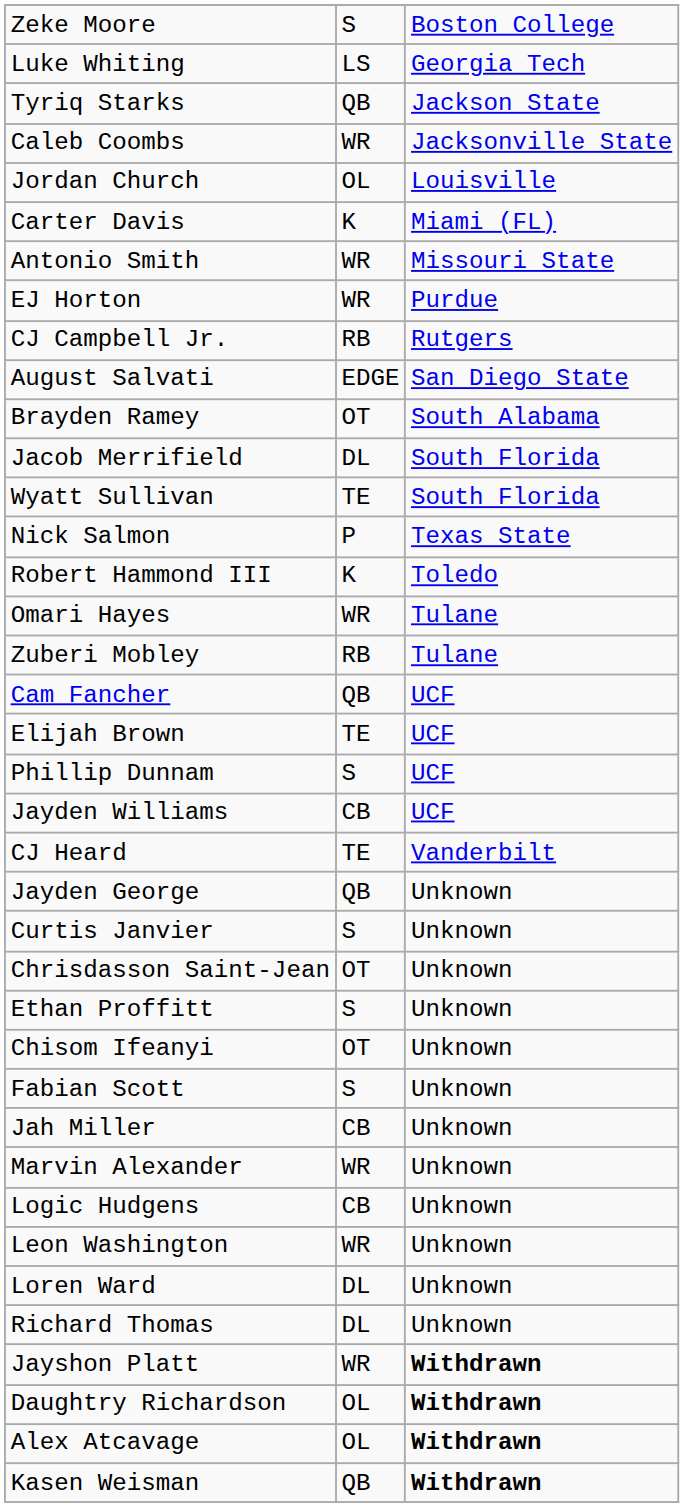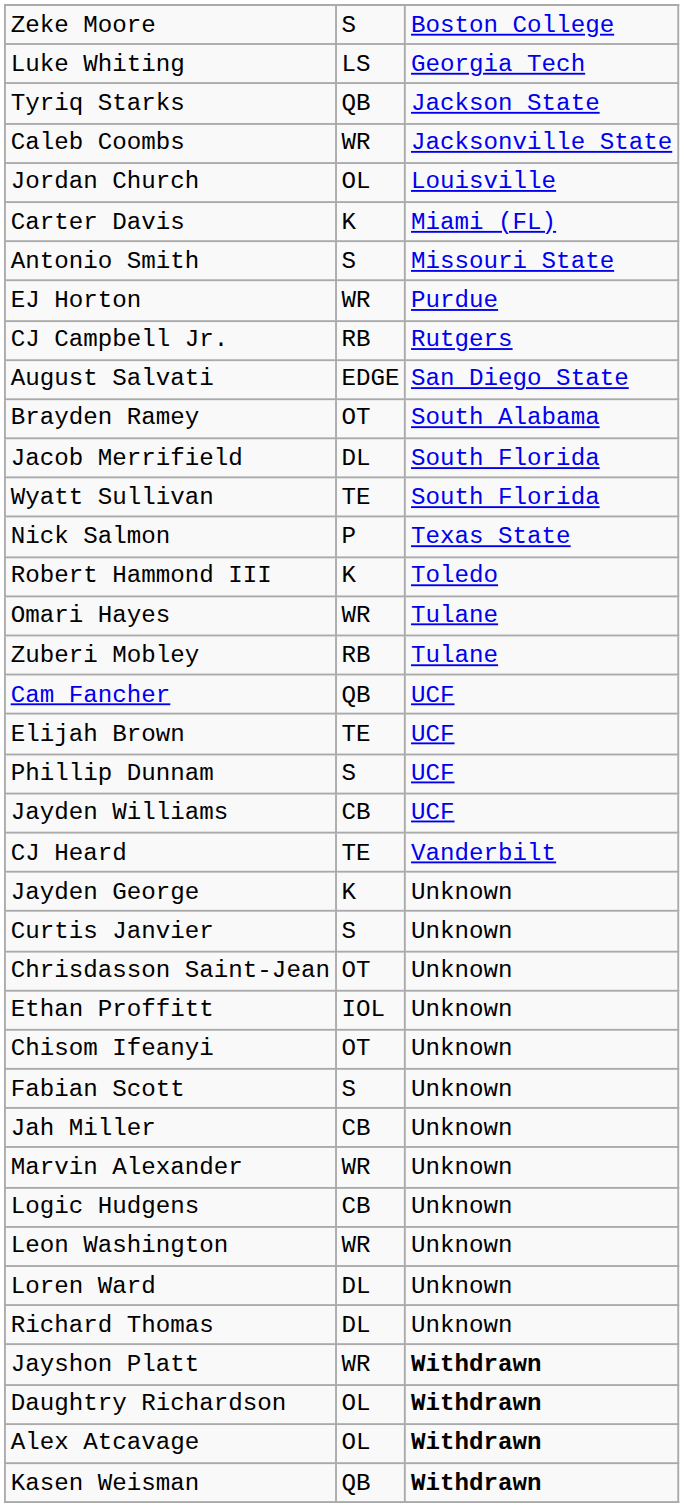(356, 261) WR -> (349, 261) S
(356, 892) QB -> (349, 892) K
(349, 1010) S -> (363, 1010) IOL
